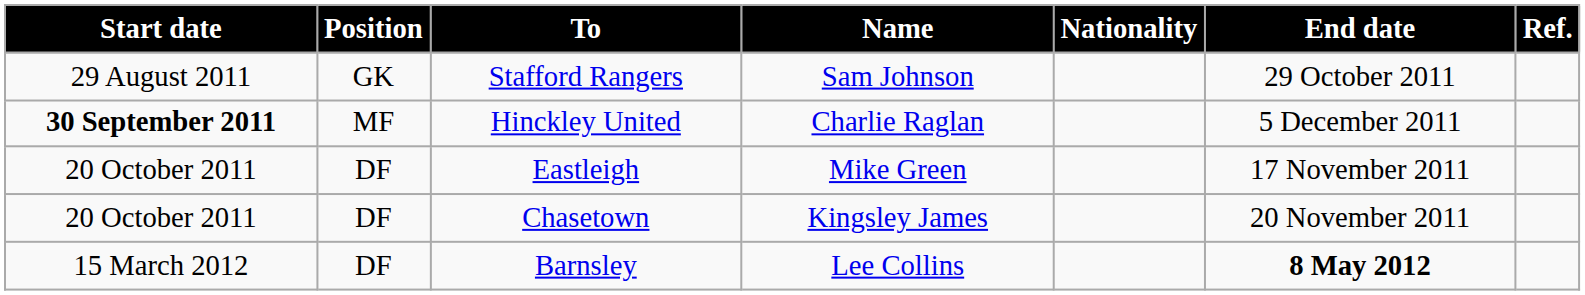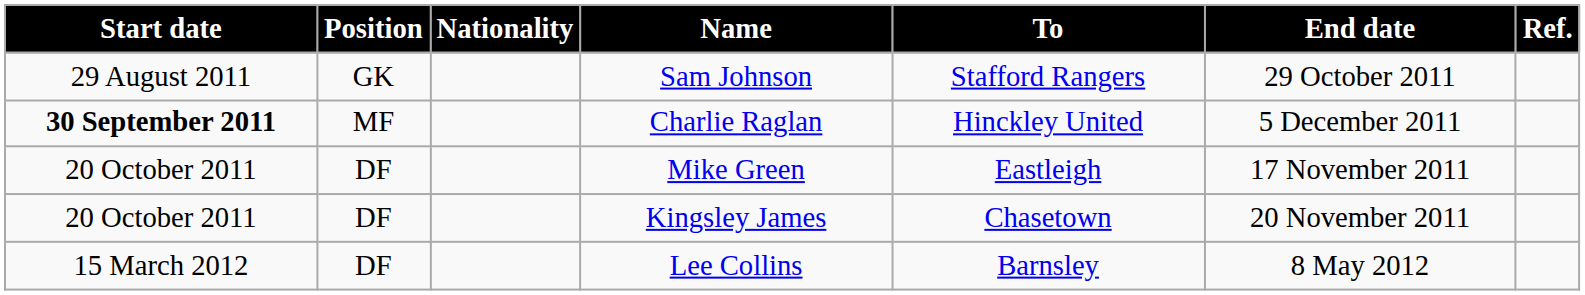columns swapped: (1129, 28) <-> (586, 28)
(1360, 264) bold -> (1360, 264) normal
